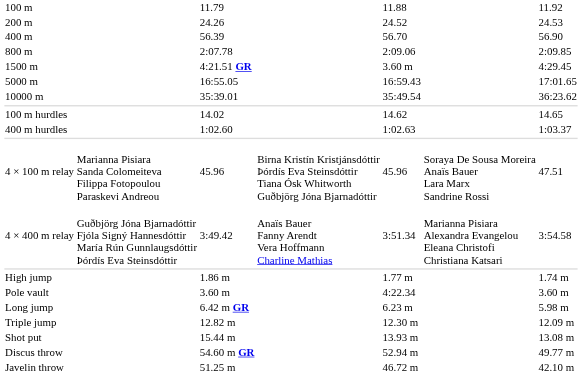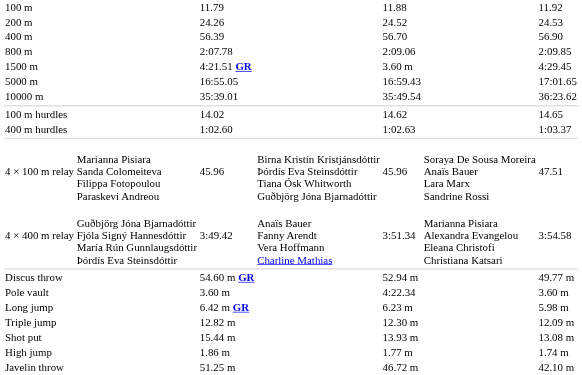rows swapped: (28, 277) <-> (34, 352)
